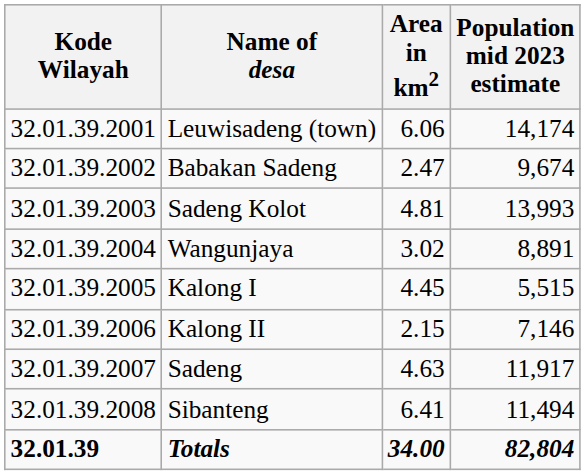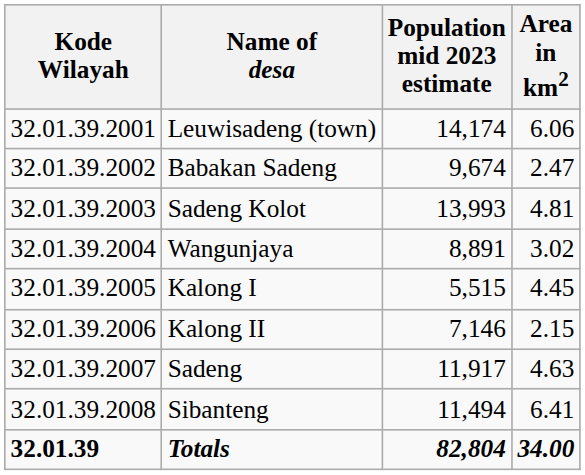columns swapped: (416, 56) <-> (515, 56)
